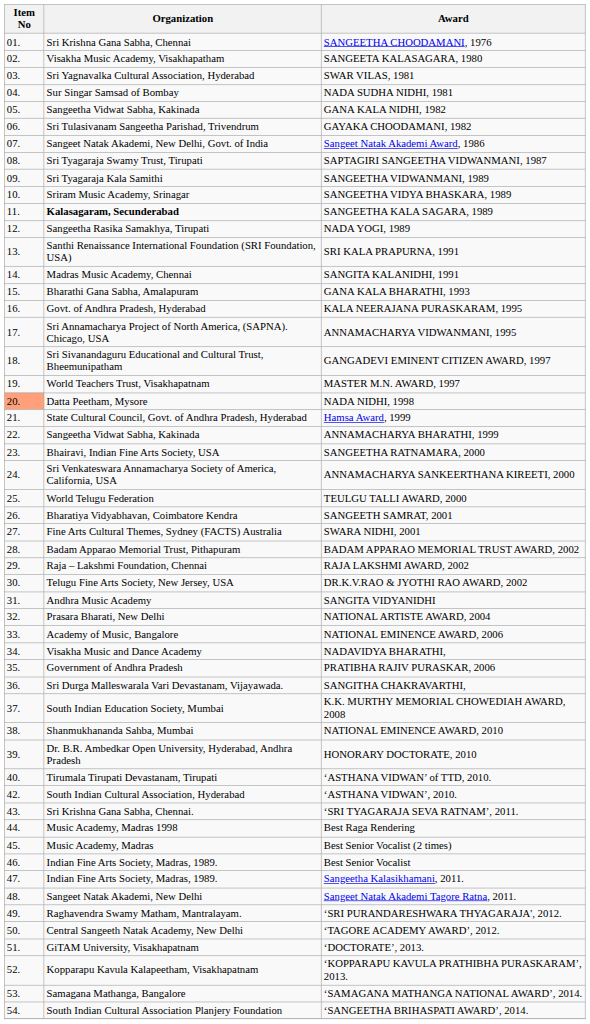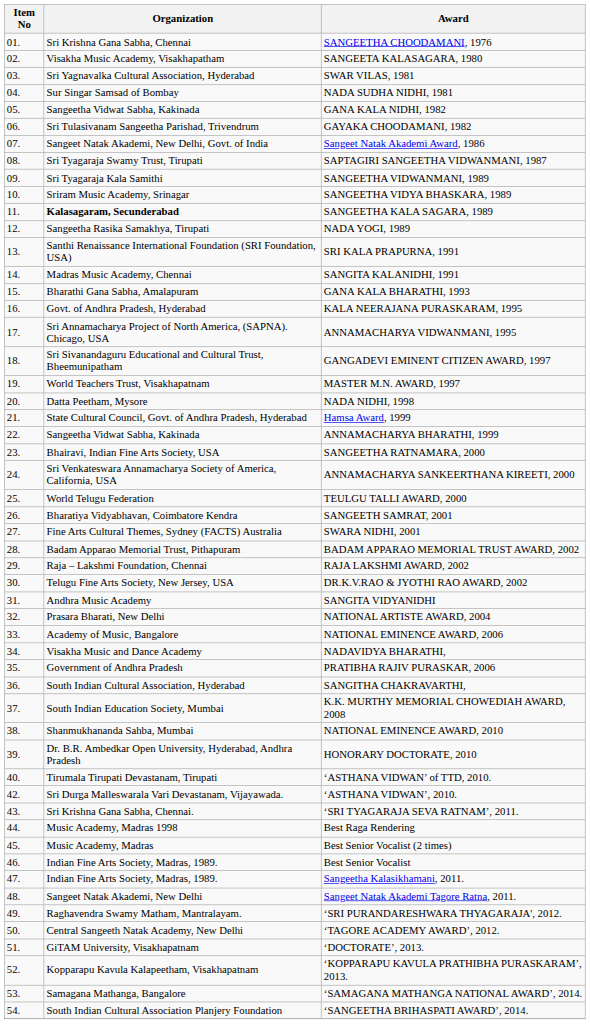(14, 401) lightsalmon background -> (14, 401) no background
(165, 685) Sri Durga Malleswarala Vari Devastanam, Vijayawada. -> (146, 685) South Indian Cultural Association, Hyderabad
(146, 794) South Indian Cultural Association, Hyderabad -> (165, 794) Sri Durga Malleswarala Vari Devastanam, Vijayawada.
